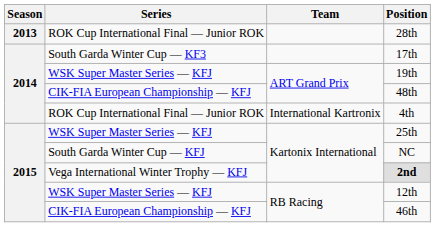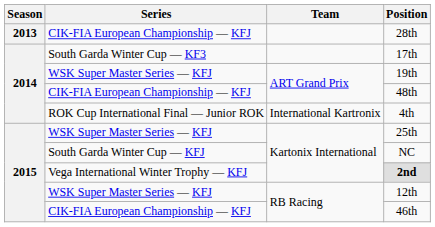(156, 33) ROK Cup International Final — Junior ROK -> (150, 33) CIK-FIA European Championship — KFJ
